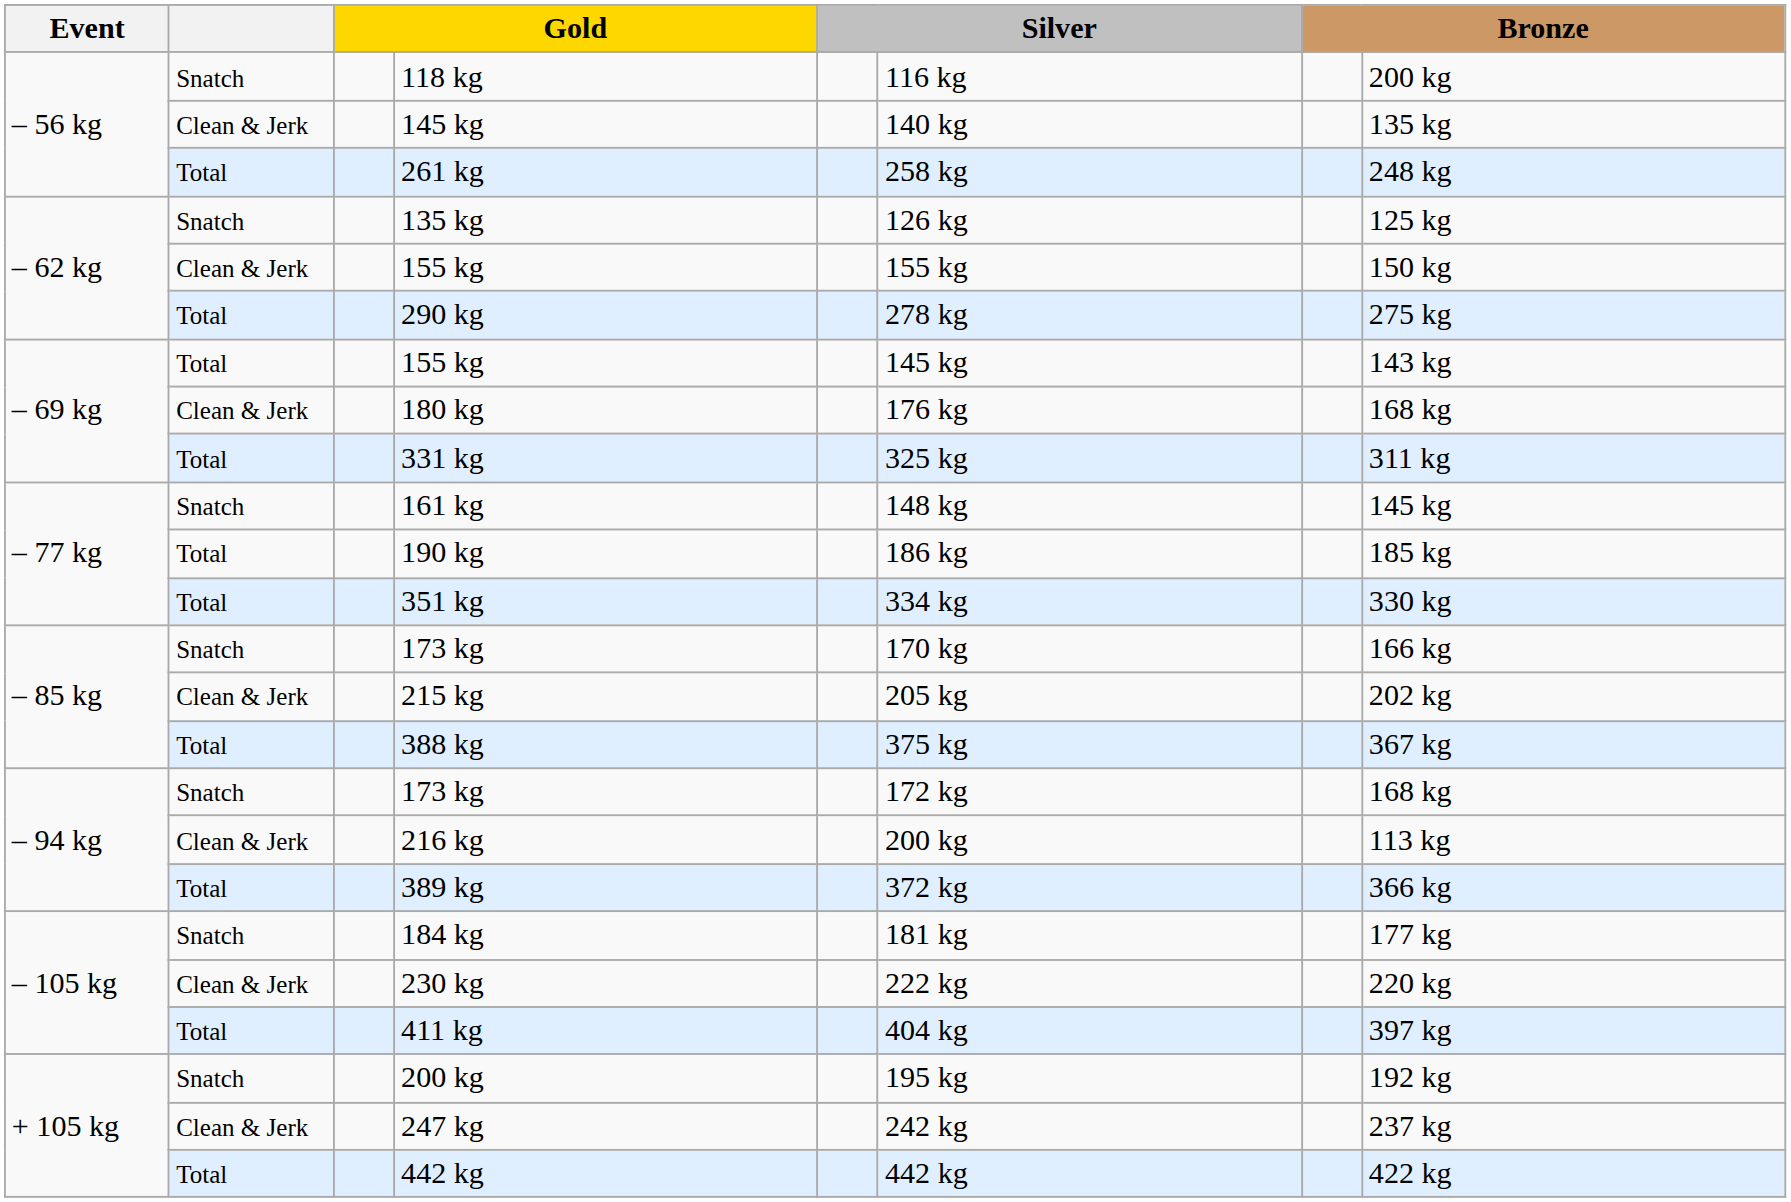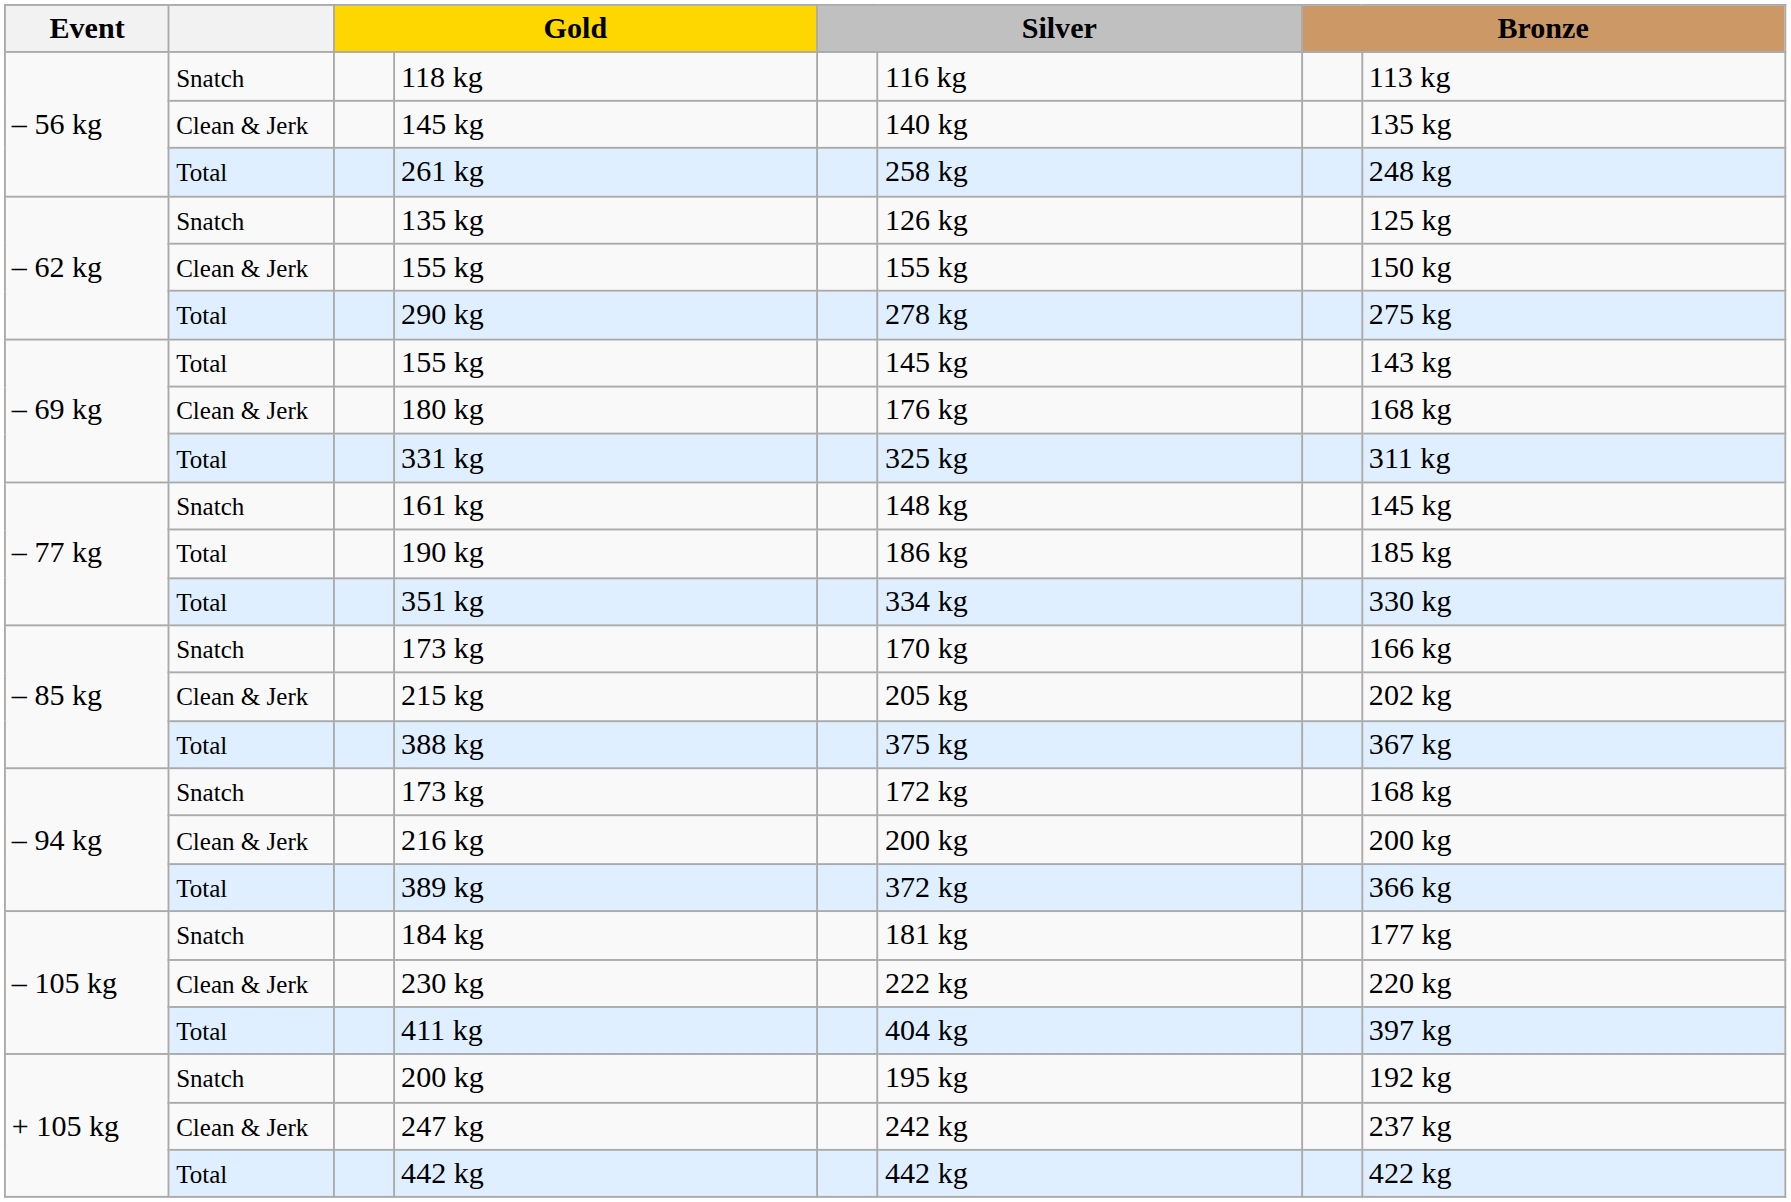(1410, 76) 200 kg -> (1410, 76) 113 kg
(1410, 839) 113 kg -> (1410, 839) 200 kg
